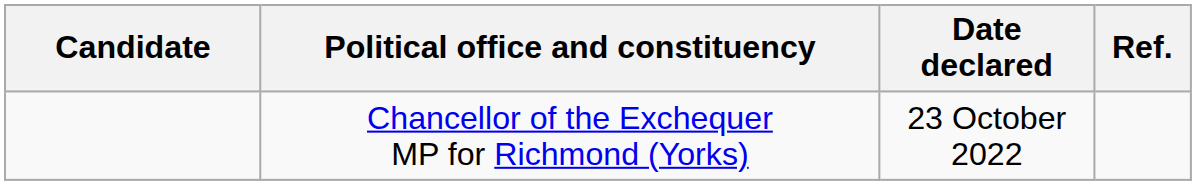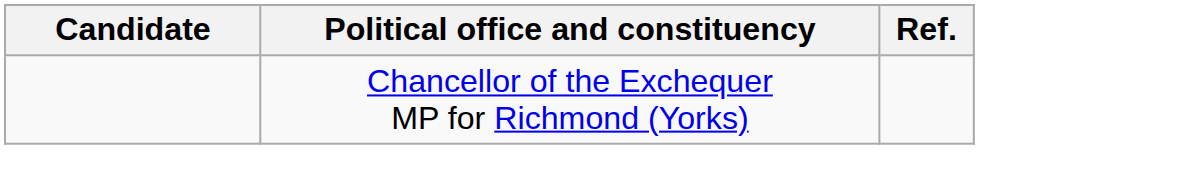- column: (987, 48)
